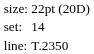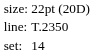rows swapped: (13, 27) <-> (15, 45)
